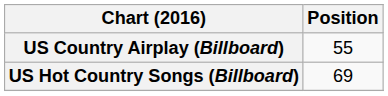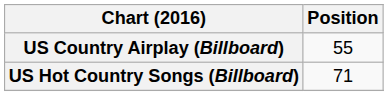(343, 76) 69 -> (343, 76) 71
